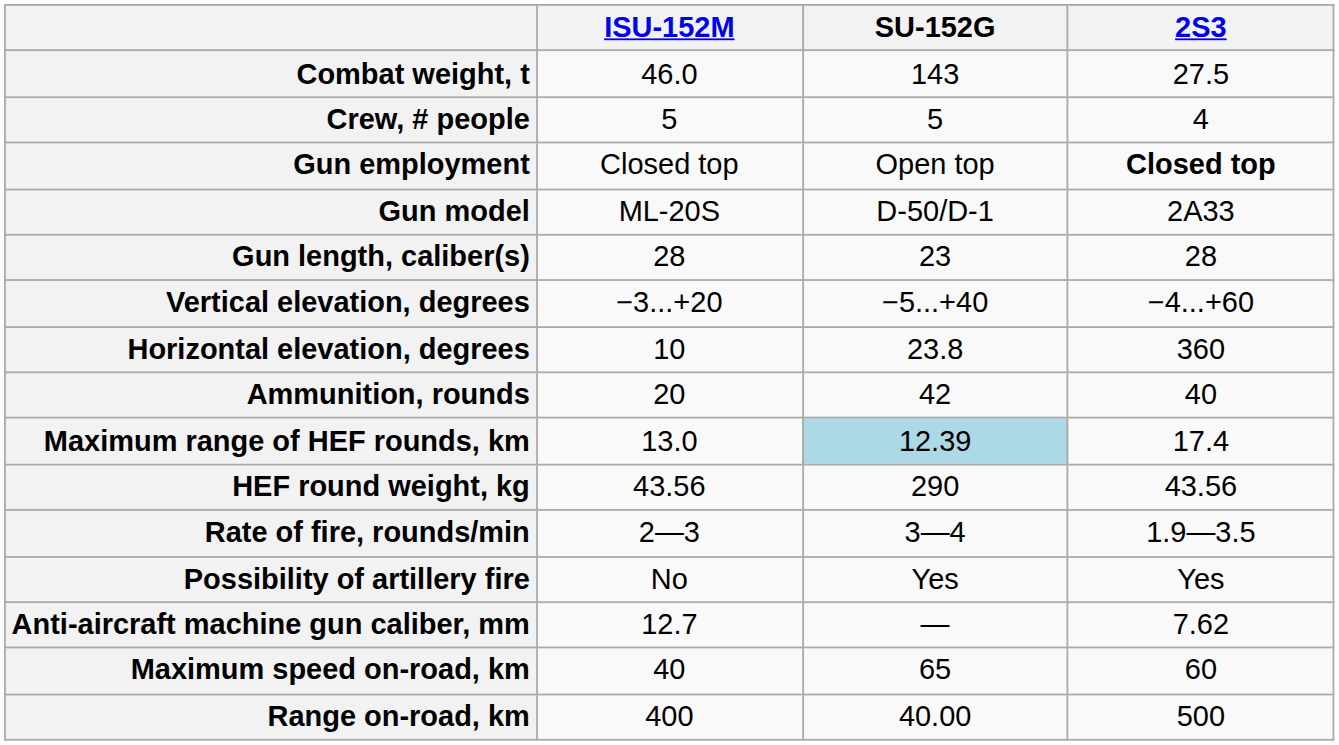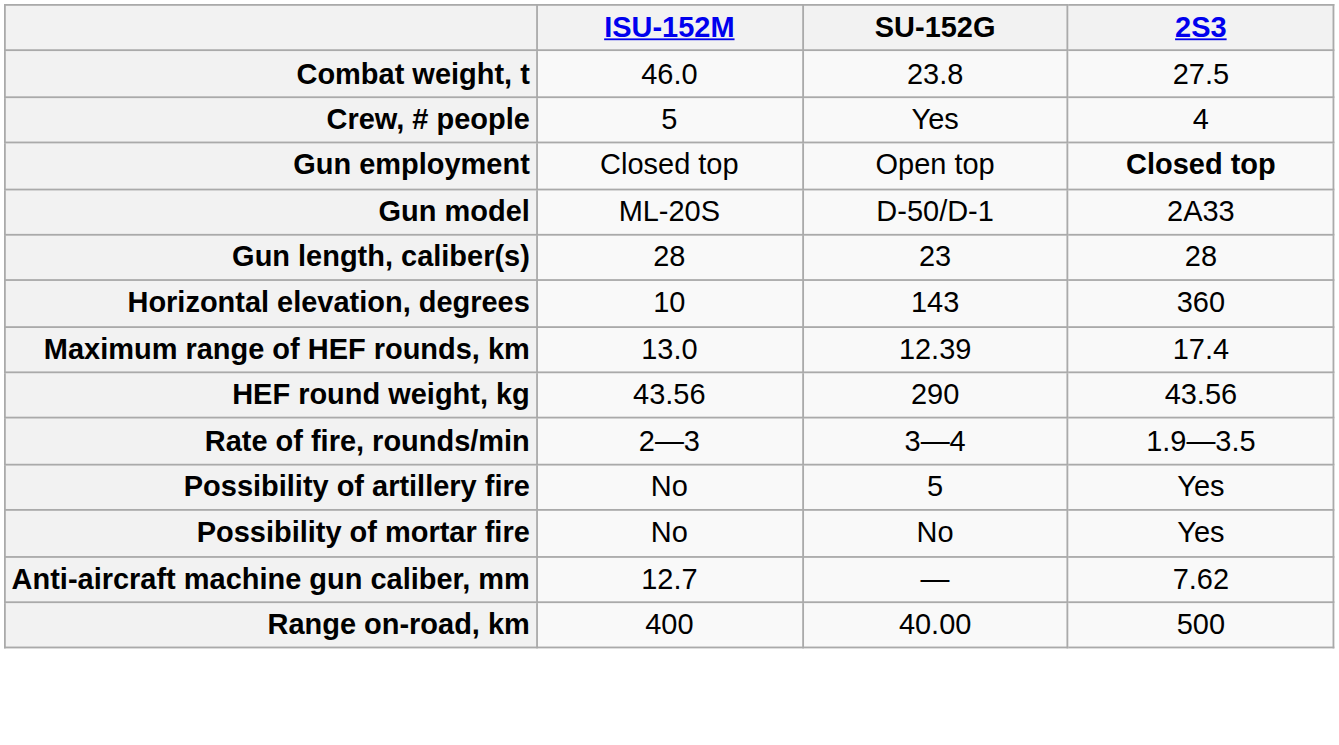(935, 73) 143 -> (935, 73) 23.8
(935, 119) 5 -> (935, 119) Yes
- row: (348, 303)
(935, 348) 23.8 -> (935, 303) 143
- row: (388, 394)
(935, 440) lightblue background -> (935, 348) no background
(935, 578) Yes -> (935, 486) 5
+ row: (363, 532)
- row: (330, 670)
